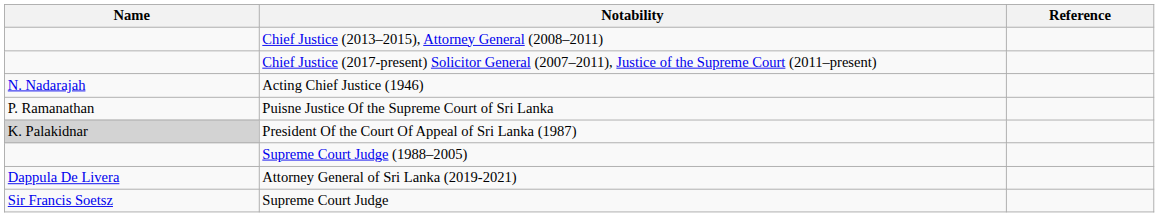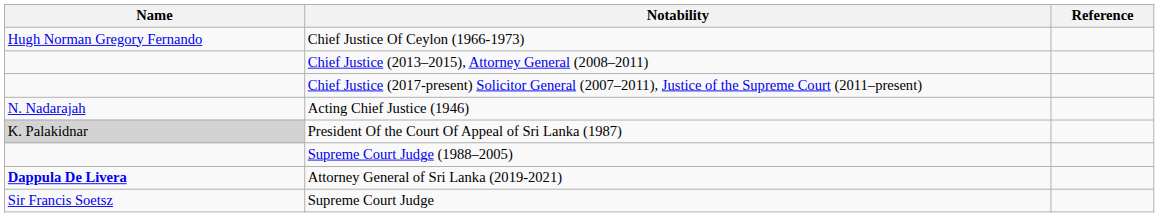+ row: (416, 39)
- row: (408, 108)
(64, 177) normal -> (67, 177) bold
